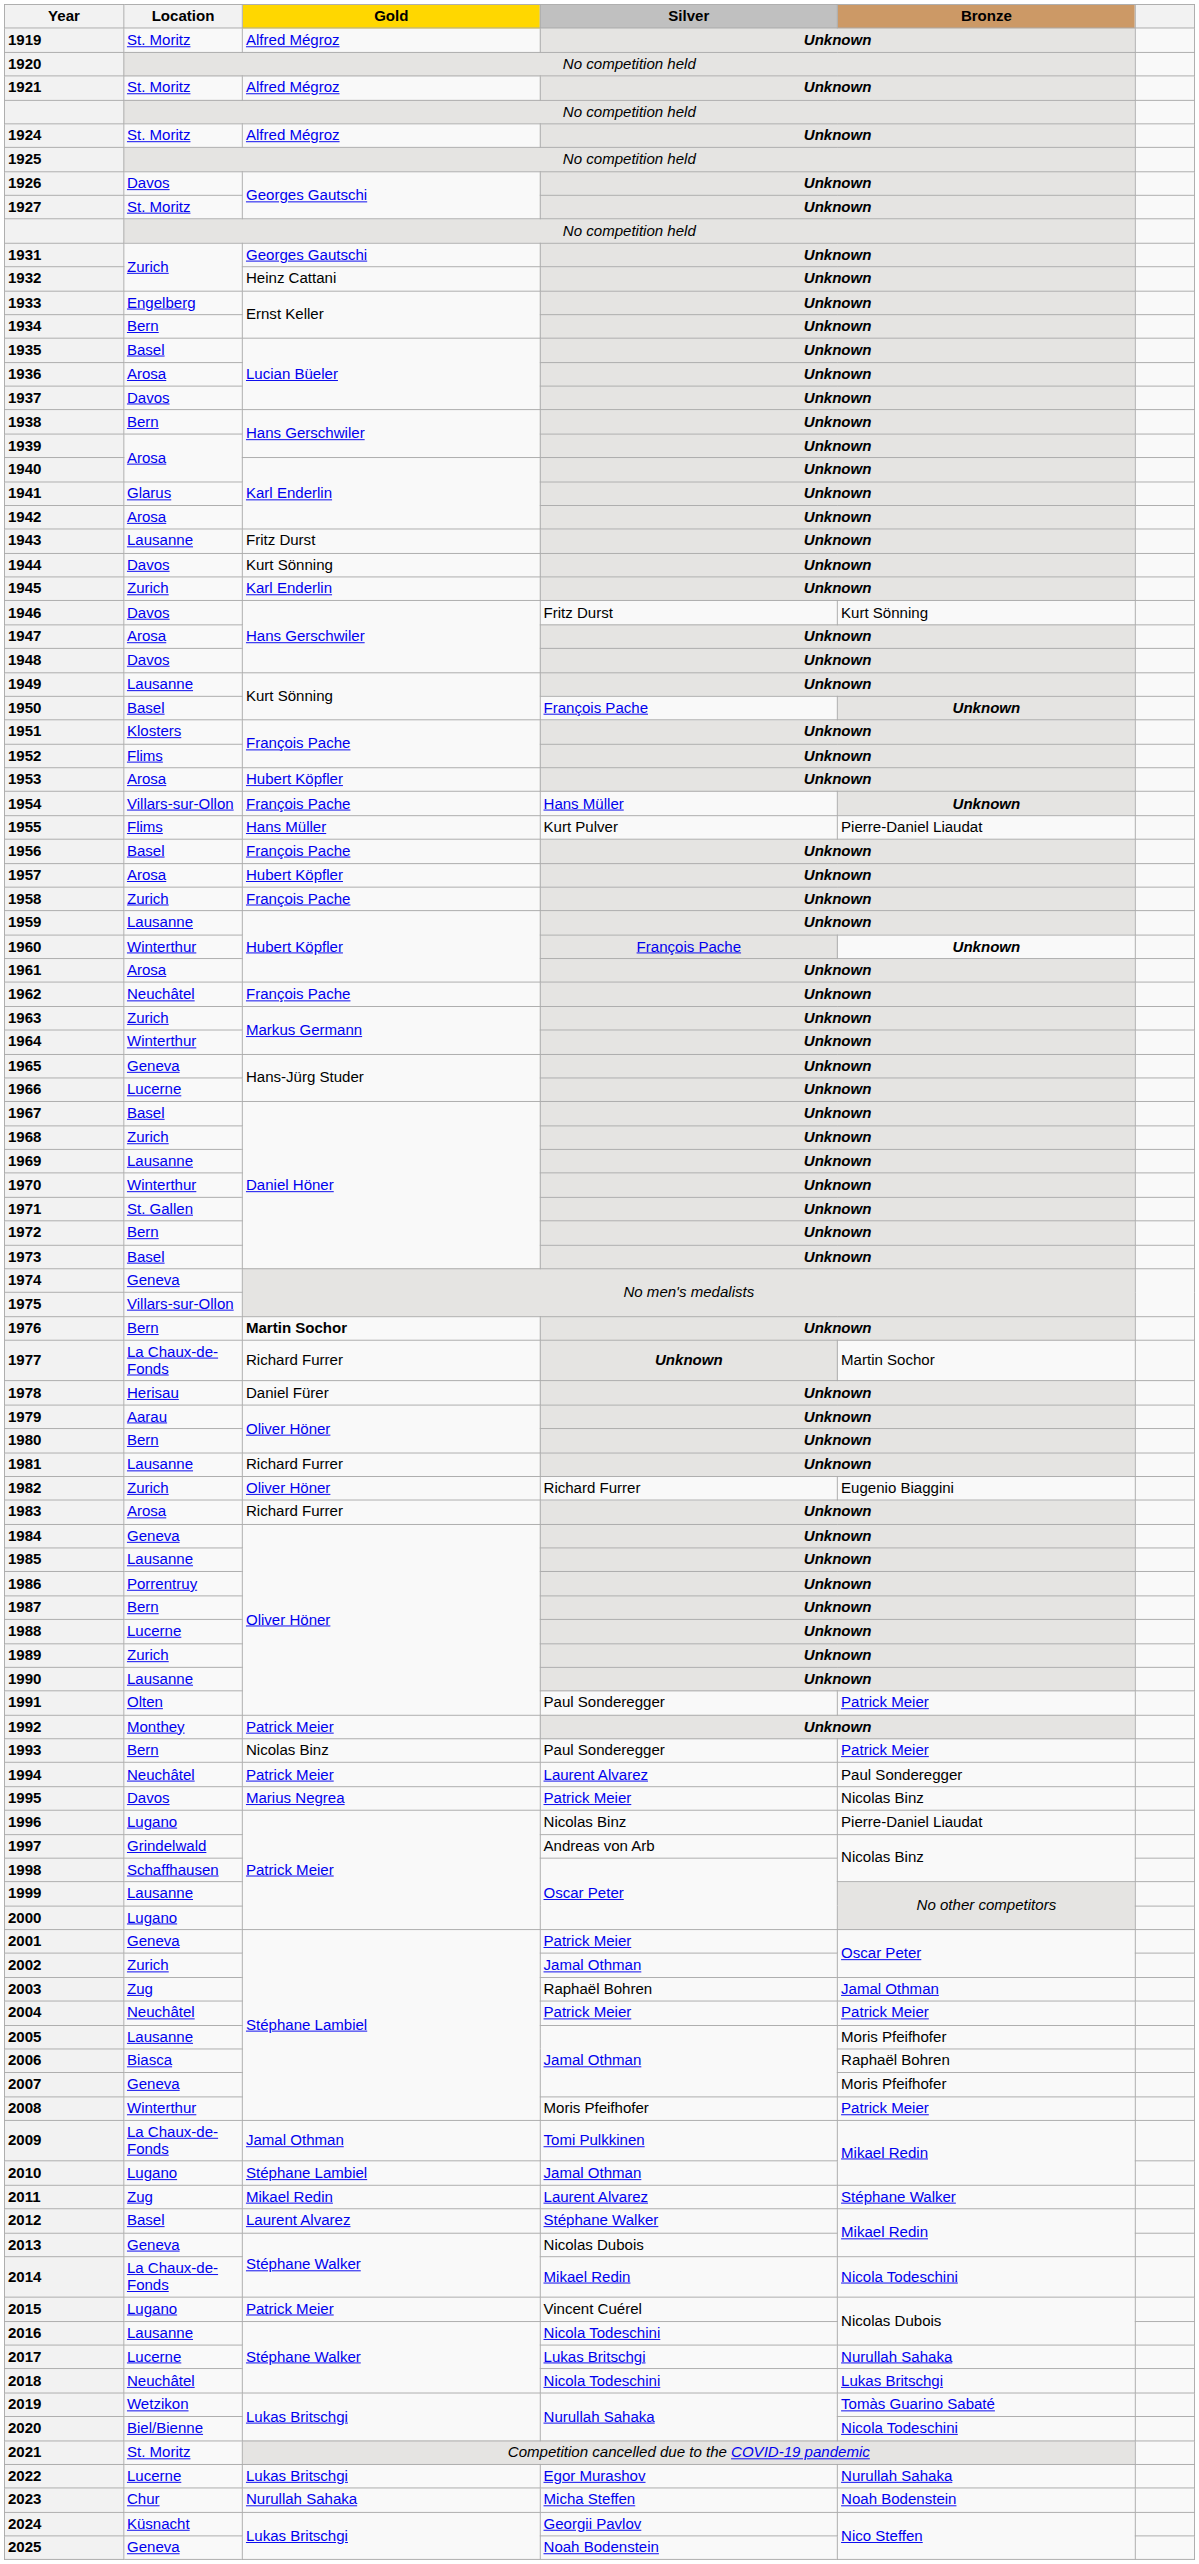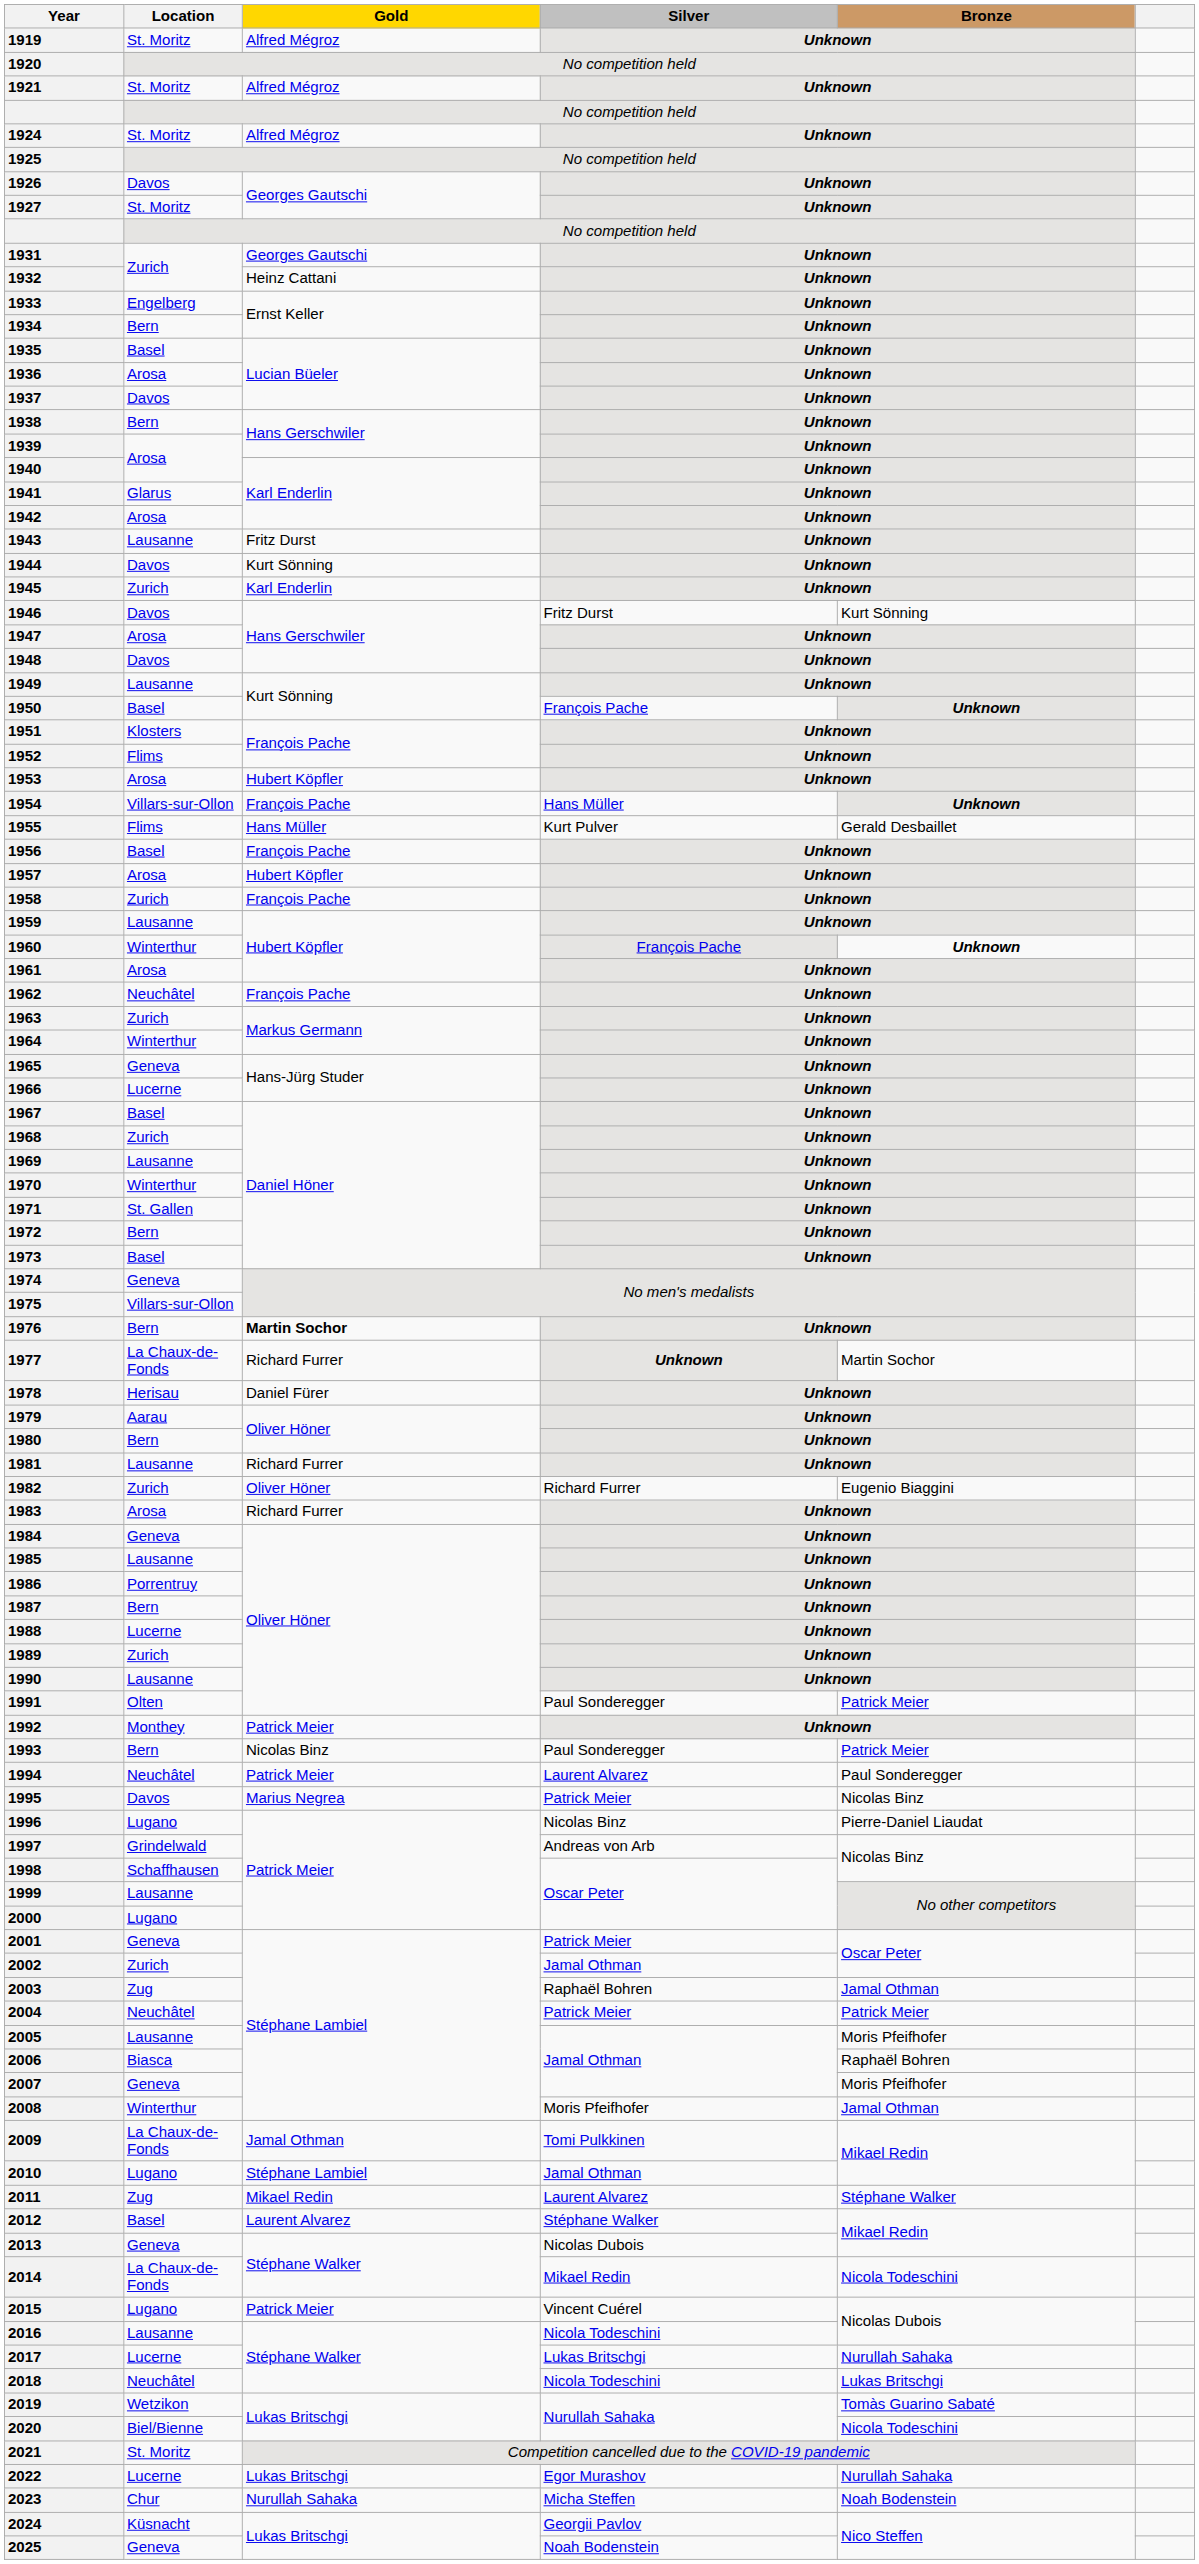(912, 827) Pierre-Daniel Liaudat -> (899, 827) Gerald Desbaillet
(885, 2108) Patrick Meier -> (890, 2108) Jamal Othman
